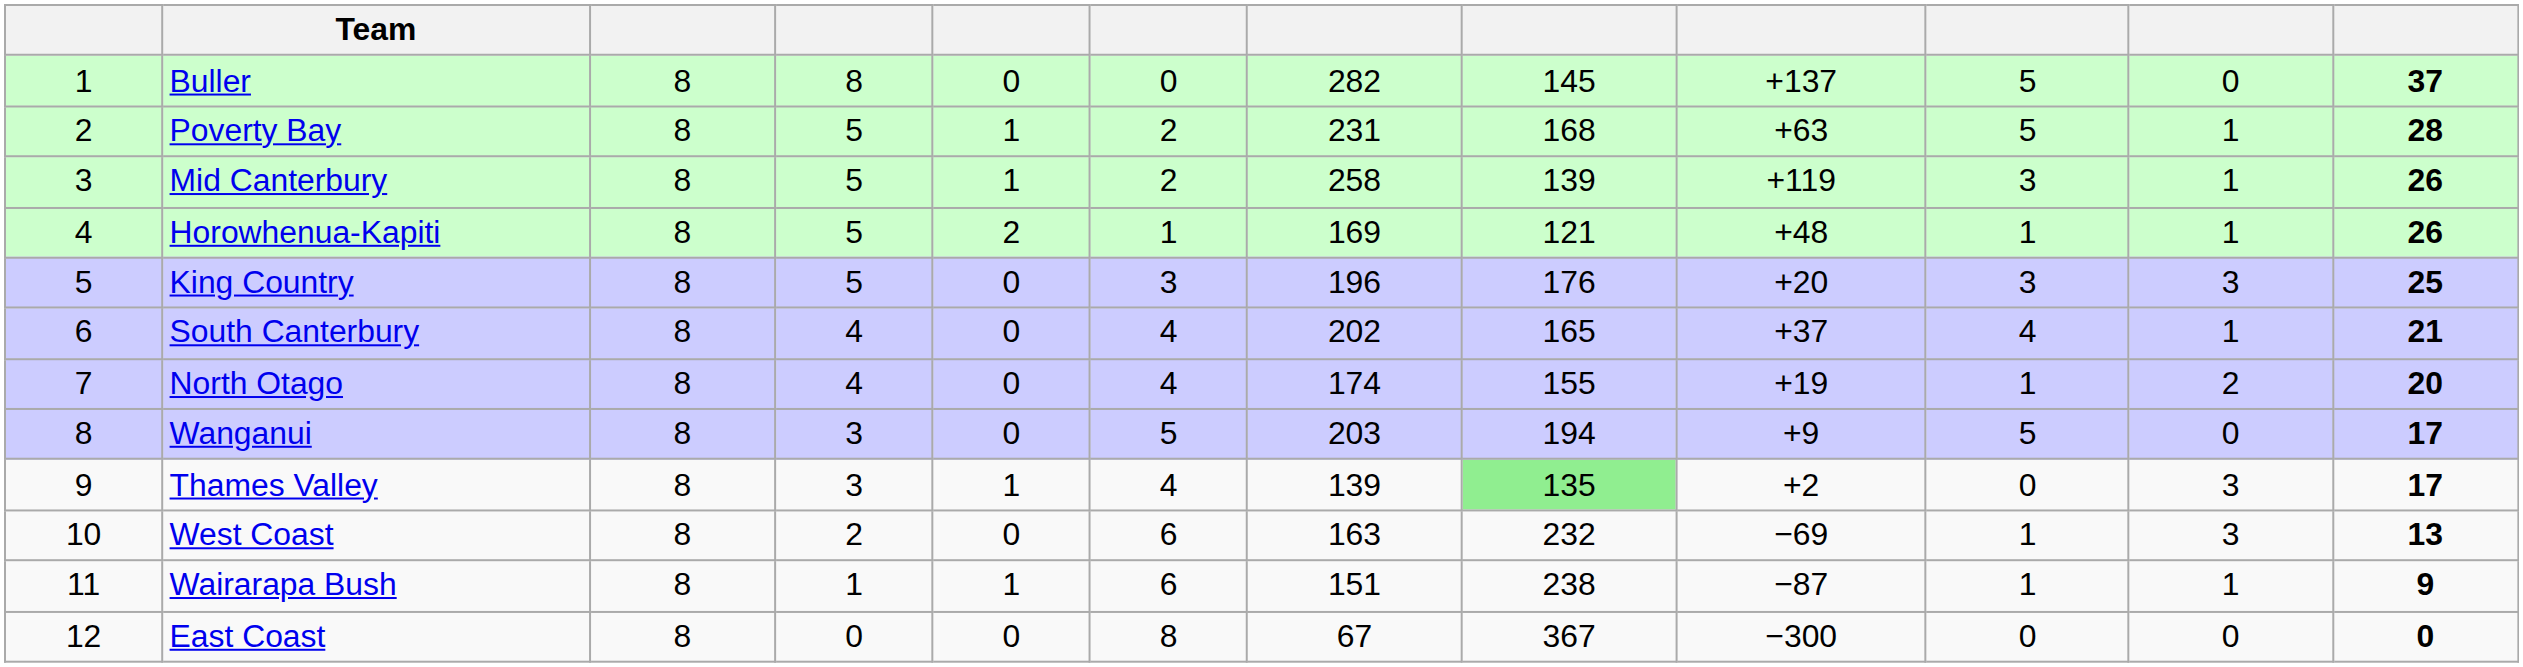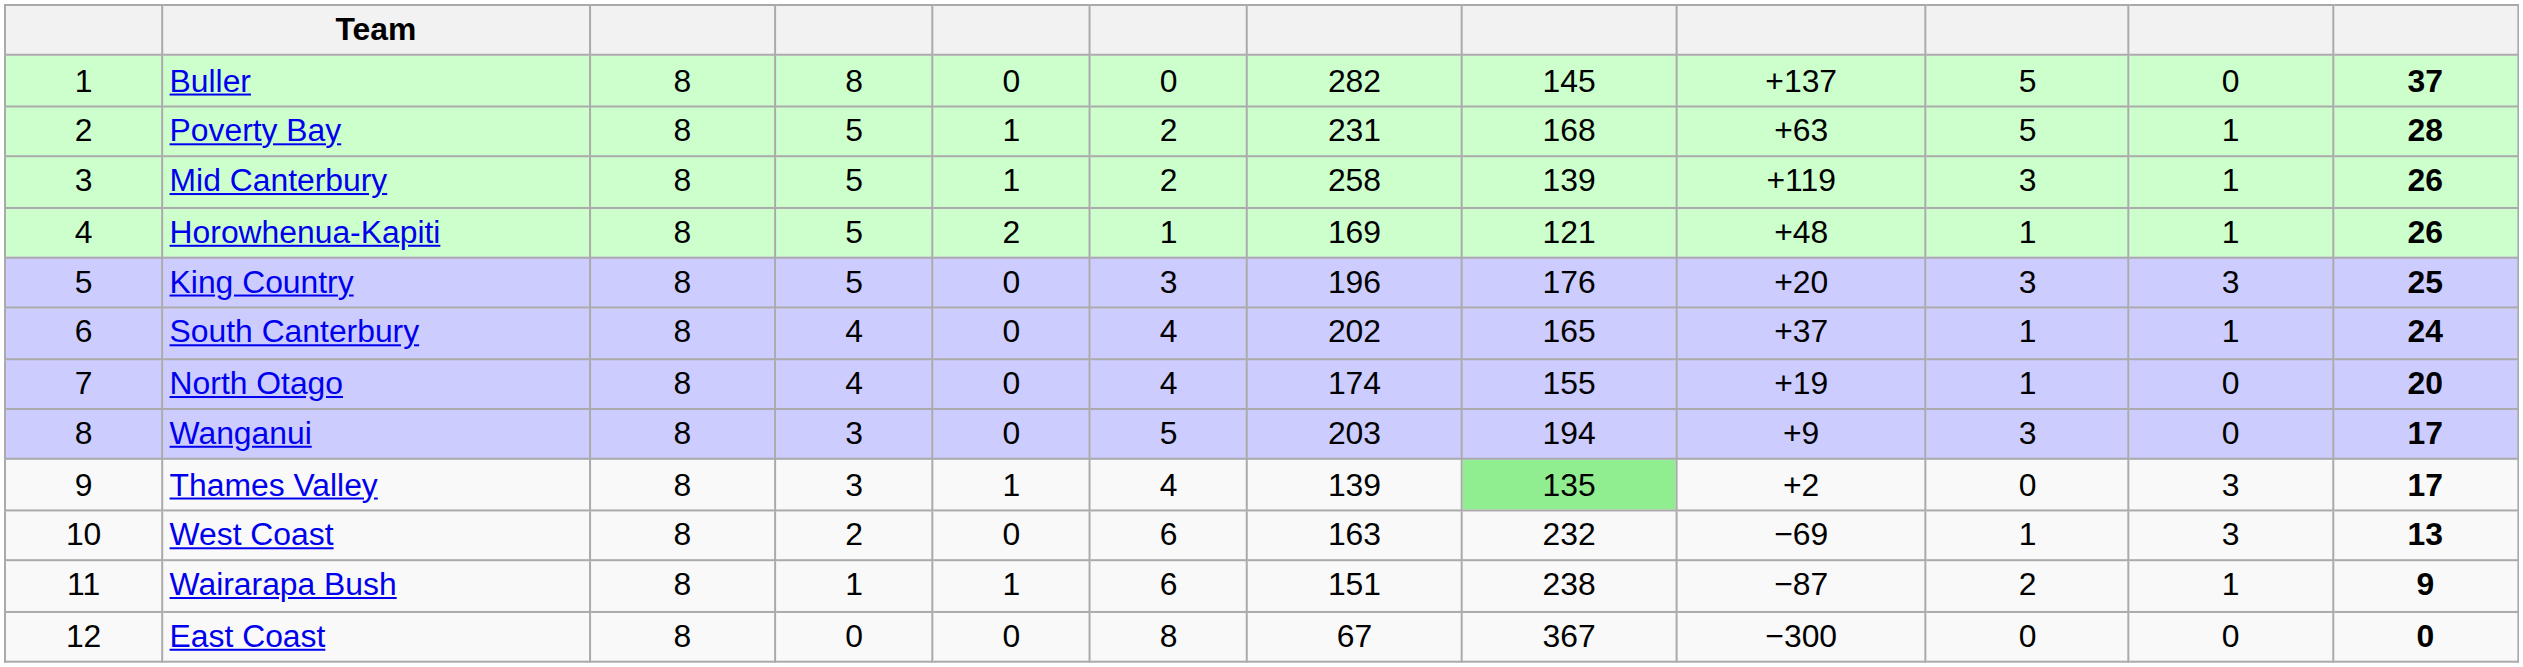(2027, 332) 4 -> (2027, 332) 1
(2425, 332) 21 -> (2425, 332) 24
(2231, 383) 2 -> (2231, 383) 0
(2027, 433) 5 -> (2027, 433) 3
(2027, 585) 1 -> (2027, 585) 2
